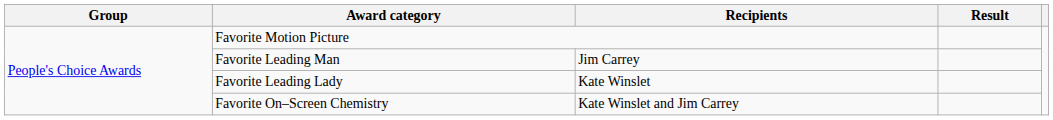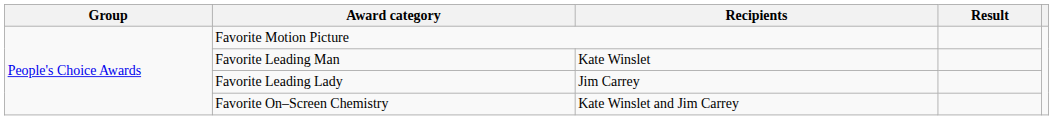(609, 59) Jim Carrey -> (614, 59) Kate Winslet
(614, 81) Kate Winslet -> (609, 81) Jim Carrey
